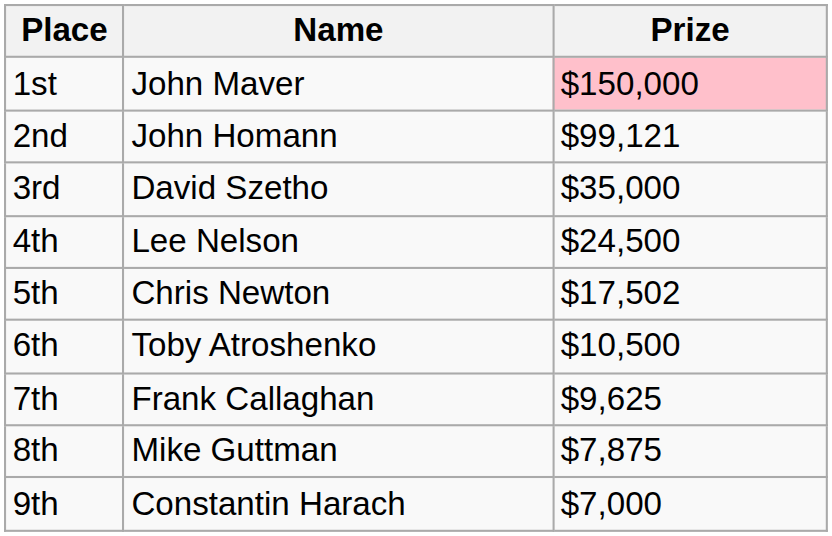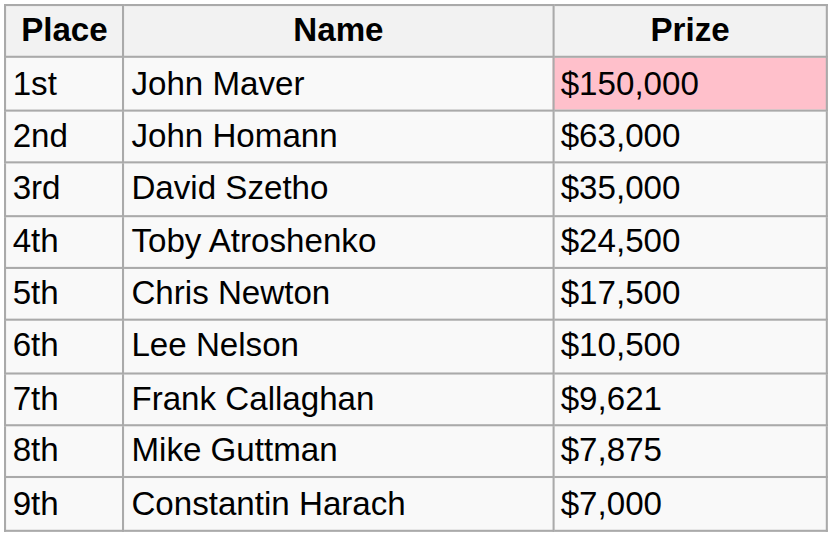(621, 135) $99,121 -> (621, 135) $63,000
(215, 240) Lee Nelson -> (254, 240) Toby Atroshenko
(621, 293) $17,502 -> (621, 293) $17,500
(254, 345) Toby Atroshenko -> (215, 345) Lee Nelson
(611, 398) $9,625 -> (611, 398) $9,621
